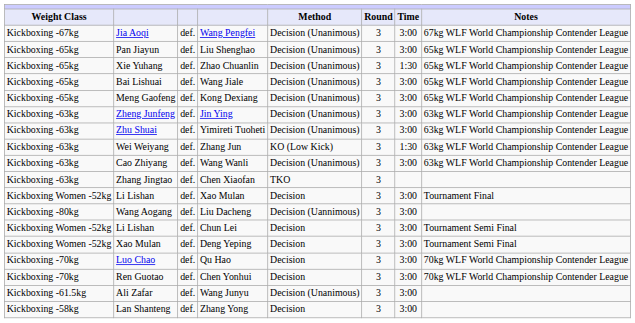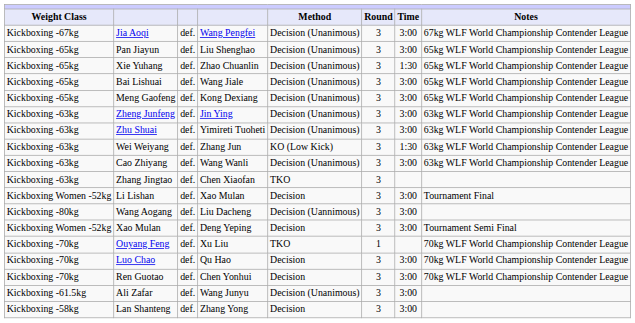- row: (218, 228)
+ row: (214, 244)
